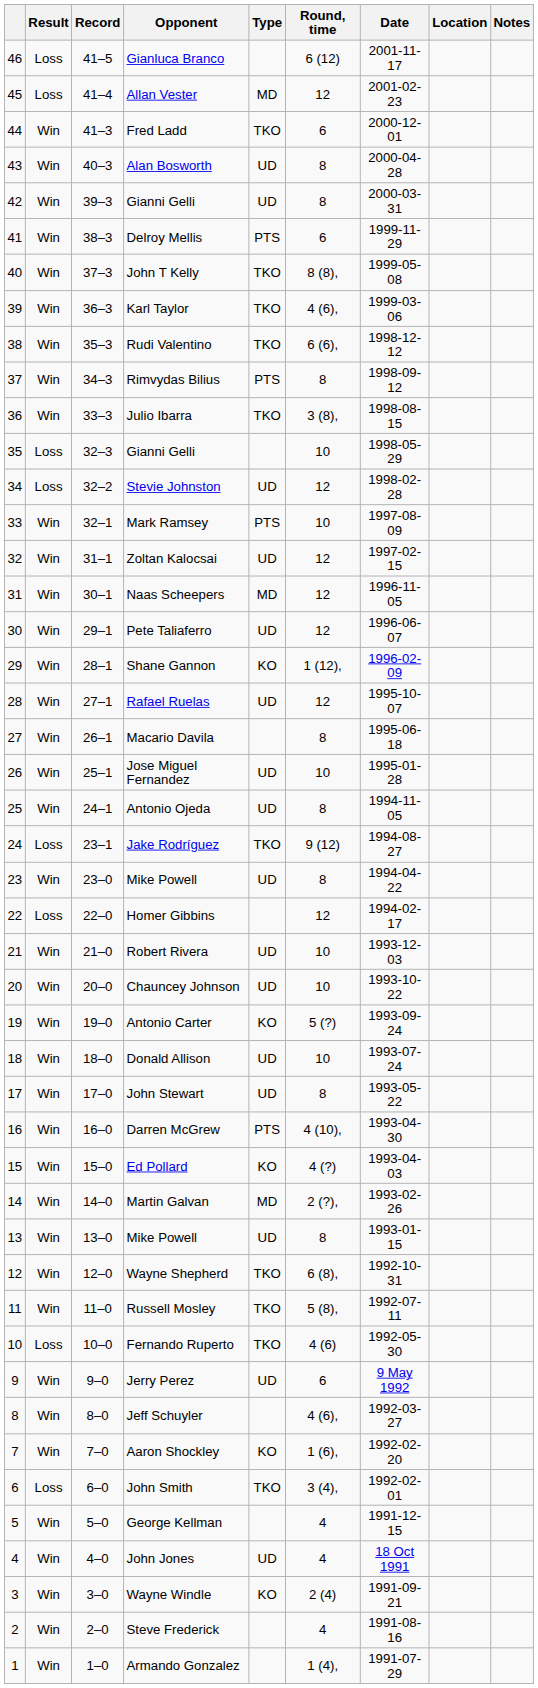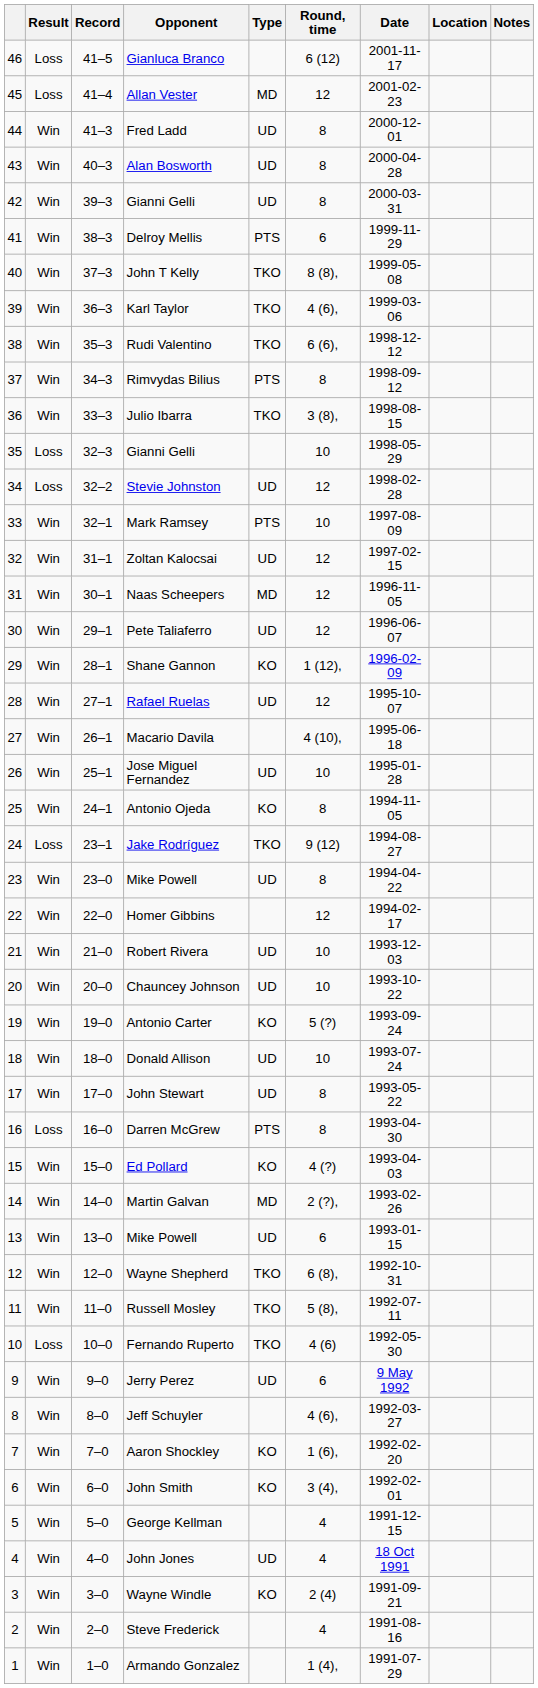(267, 130) TKO -> (267, 130) UD
(323, 130) 6 -> (323, 130) 8
(323, 737) 8 -> (323, 737) 4 (10),
(267, 808) UD -> (267, 808) KO
(49, 916) Loss -> (49, 916) Win
(49, 1130) Win -> (49, 1130) Loss
(323, 1130) 4 (10), -> (323, 1130) 8
(323, 1237) 8 -> (323, 1237) 6
(49, 1487) Loss -> (49, 1487) Win
(267, 1487) TKO -> (267, 1487) KO
